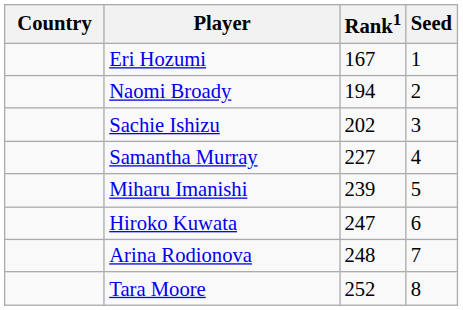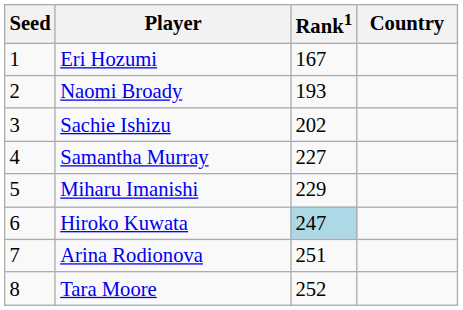columns swapped: (55, 23) <-> (431, 23)
(360, 91) 194 -> (311, 91) 193
(360, 190) 239 -> (311, 190) 229
(360, 222) no background -> (311, 222) lightblue background
(360, 255) 248 -> (311, 255) 251
